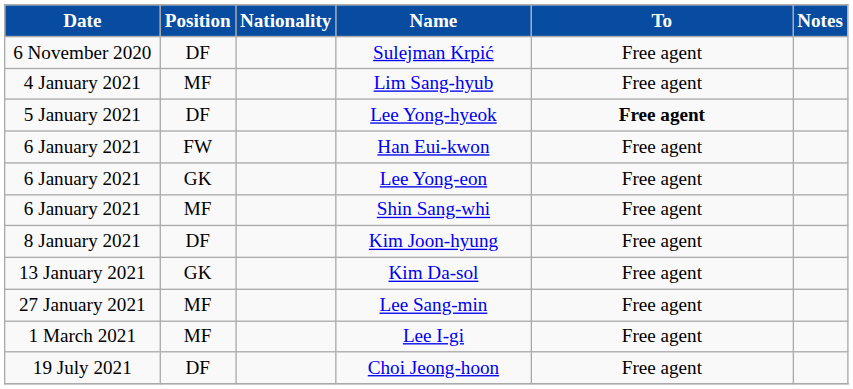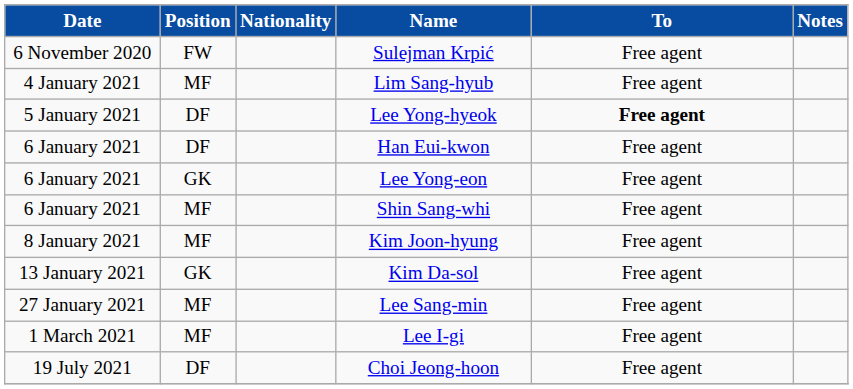(198, 52) DF -> (198, 52) FW
(198, 147) FW -> (198, 147) DF
(198, 241) DF -> (198, 241) MF
